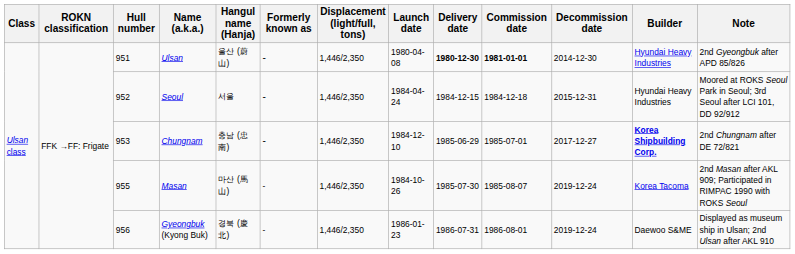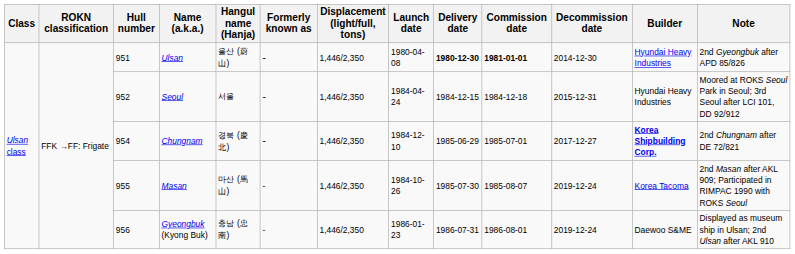(123, 141) 953 -> (123, 141) 954
(233, 141) 충남 (忠南) -> (233, 141) 경북 (慶北)
(233, 230) 경북 (慶北) -> (233, 230) 충남 (忠南)
